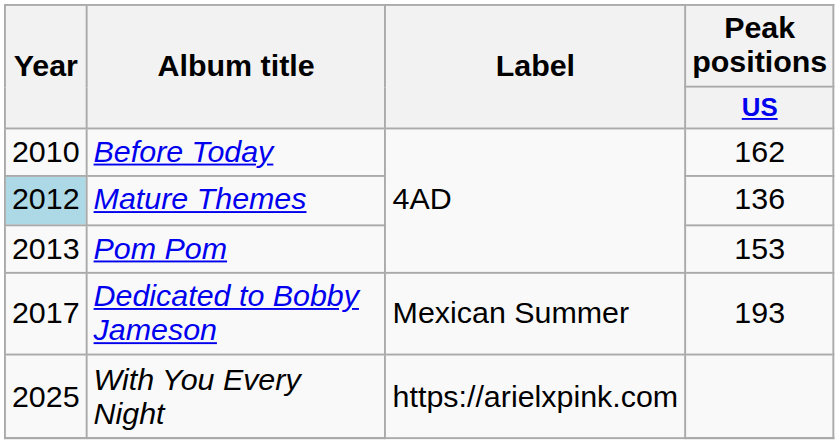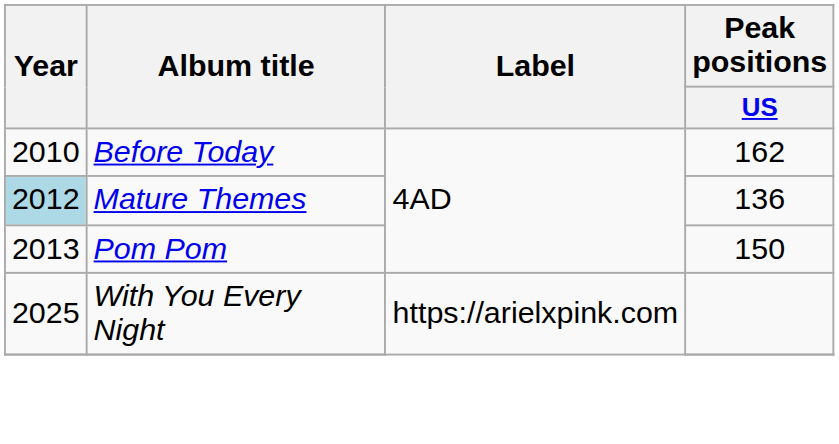(760, 248) 153 -> (760, 248) 150
- row: (226, 313)
